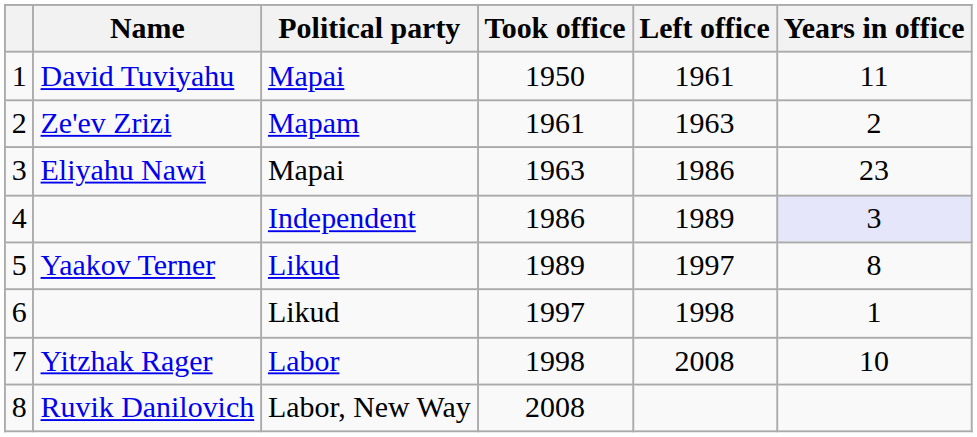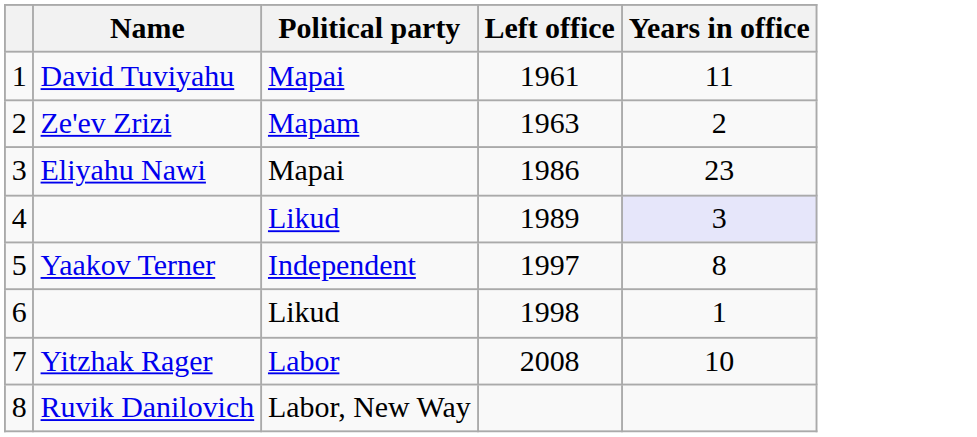- column: (555, 28)
(342, 218) Independent -> (304, 218) Likud
(304, 265) Likud -> (342, 265) Independent
